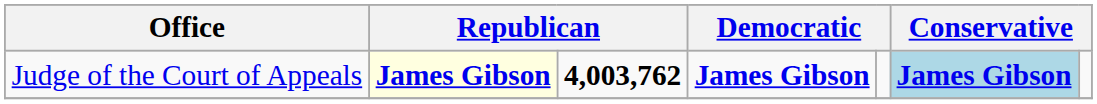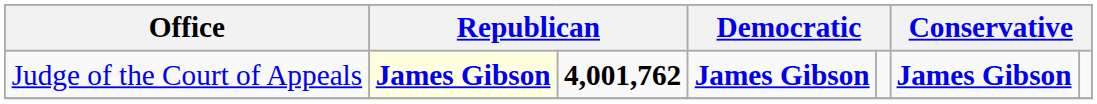(623, 74) 4,003,762 -> (623, 74) 4,001,762
(984, 74) lightblue background -> (984, 74) no background
